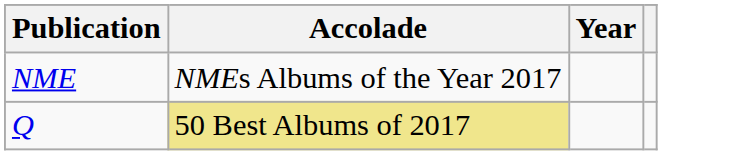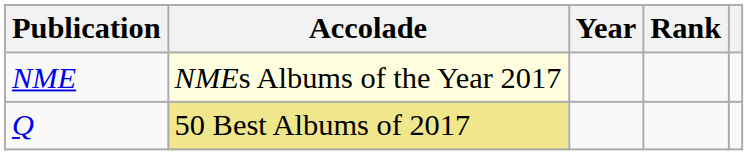+ column: (686, 28)
(368, 76) no background -> (368, 76) lightyellow background
